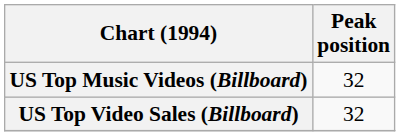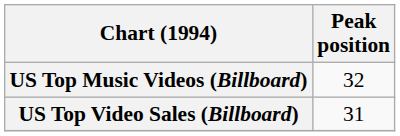(354, 113) 32 -> (354, 113) 31
